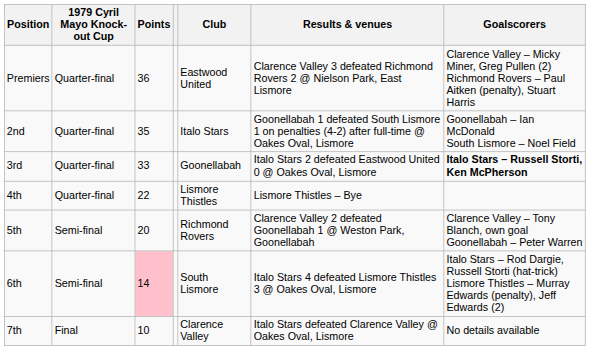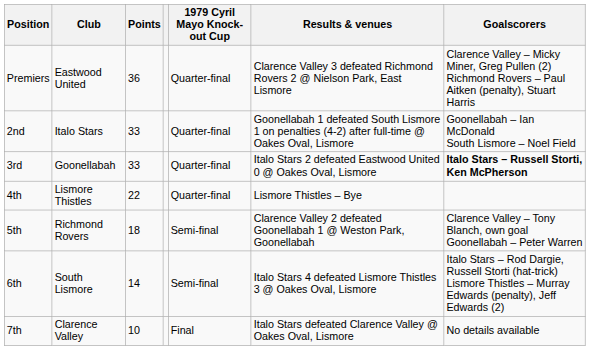columns swapped: (214, 25) <-> (94, 25)
(144, 131) 35 -> (134, 131) 33
(144, 230) 20 -> (134, 230) 18
(144, 283) pink background -> (134, 283) no background
